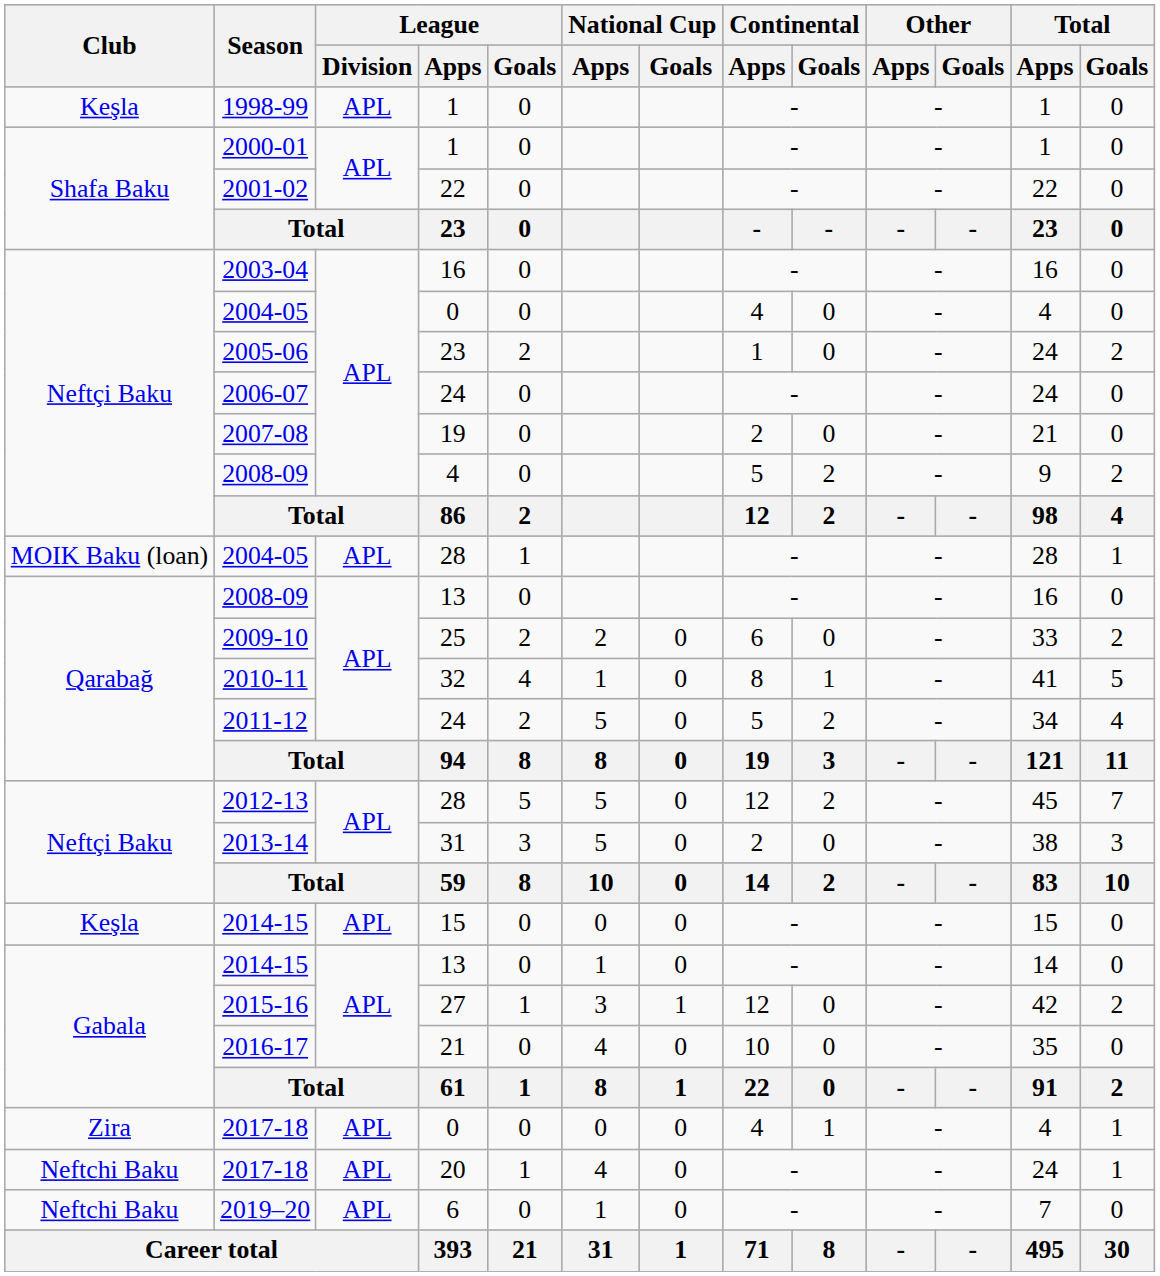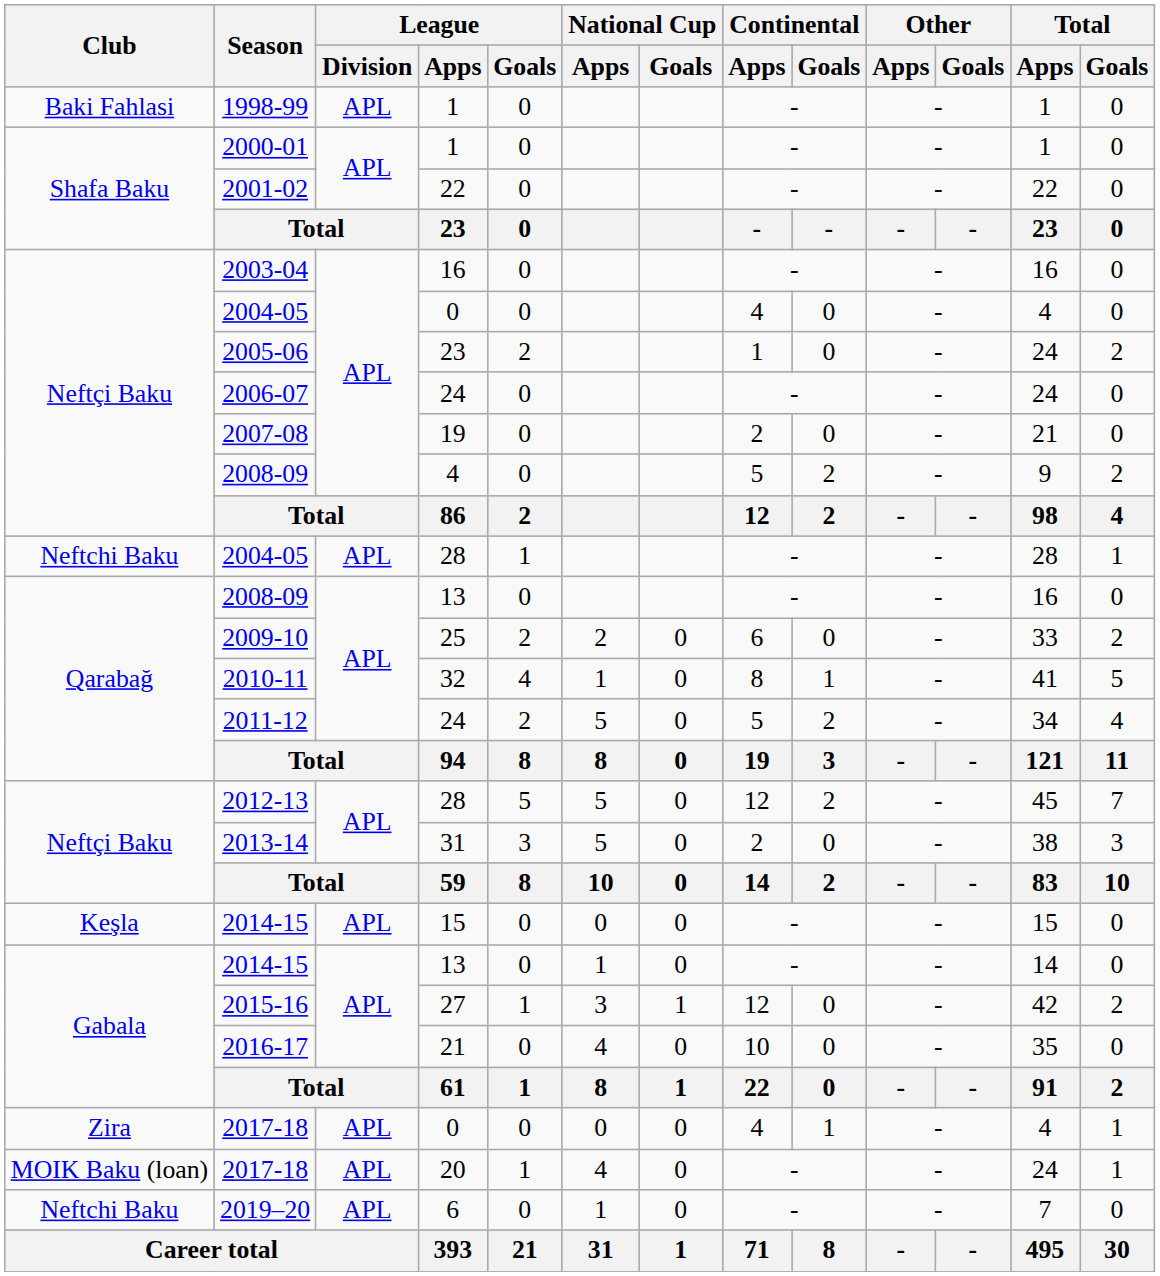(109, 106) Keşla -> (109, 106) Baki Fahlasi
(109, 556) MOIK Baku (loan) -> (109, 556) Neftchi Baku
(109, 1168) Neftchi Baku -> (109, 1168) MOIK Baku (loan)
